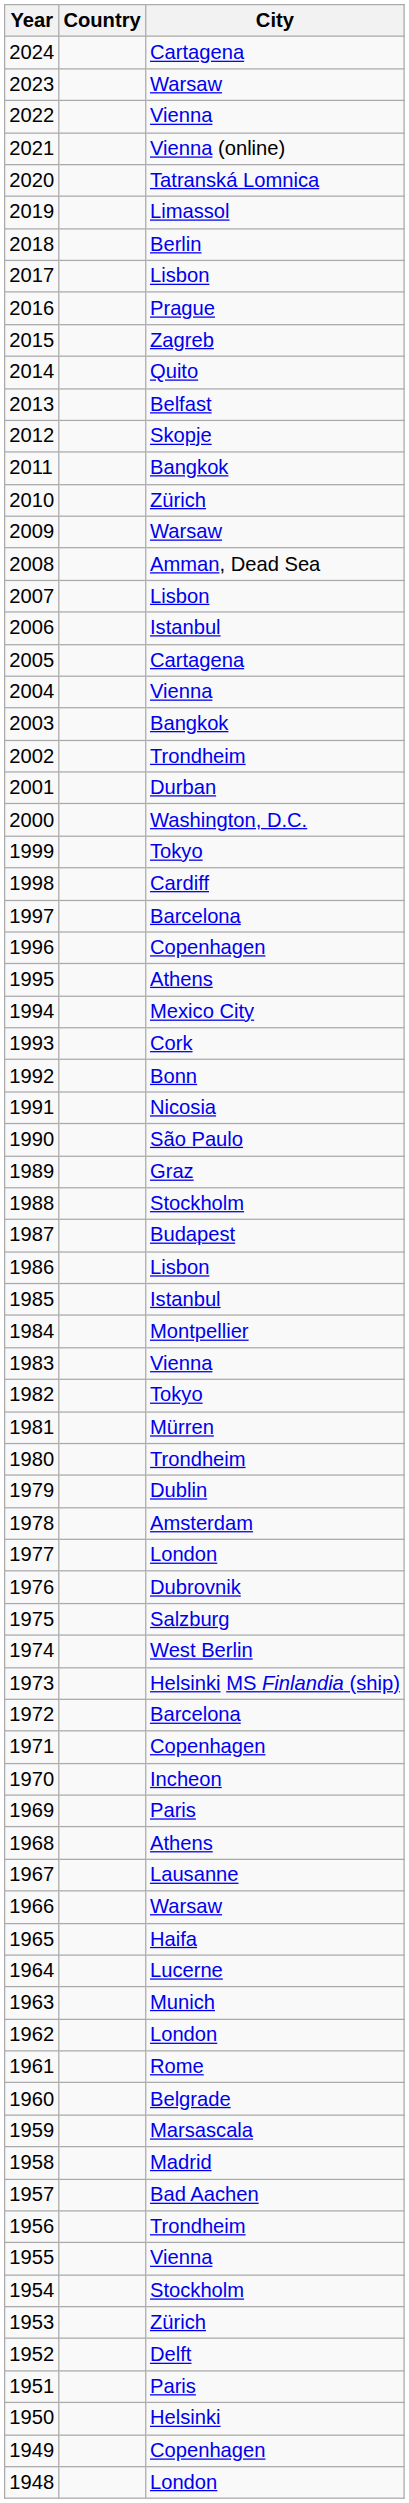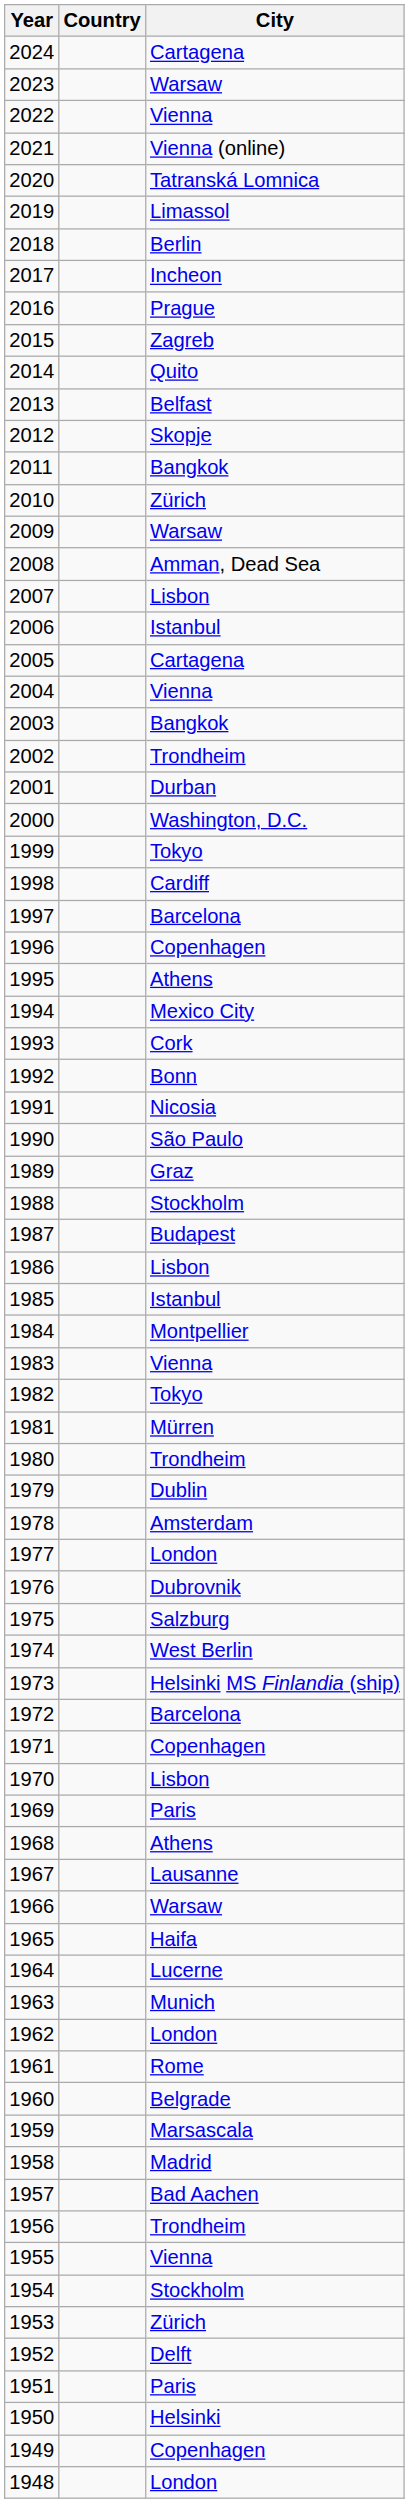(180, 276) Lisbon -> (186, 276) Incheon
(186, 1778) Incheon -> (180, 1778) Lisbon
